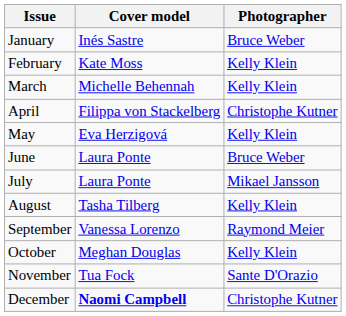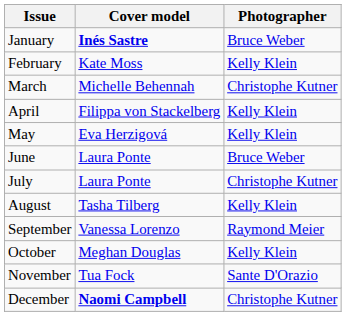(111, 39) normal -> (113, 39) bold
(262, 87) Kelly Klein -> (282, 87) Christophe Kutner
(282, 110) Christophe Kutner -> (262, 110) Kelly Klein
(273, 181) Mikael Jansson -> (282, 181) Christophe Kutner
